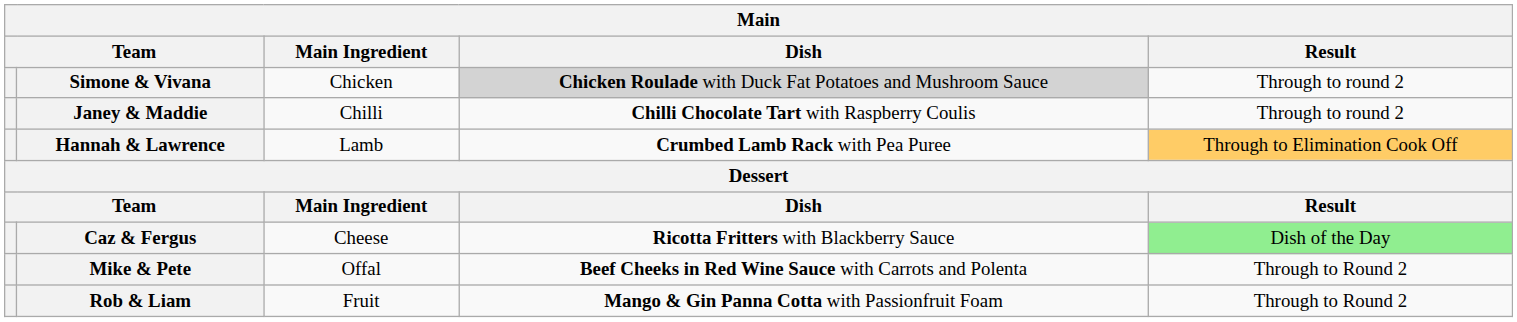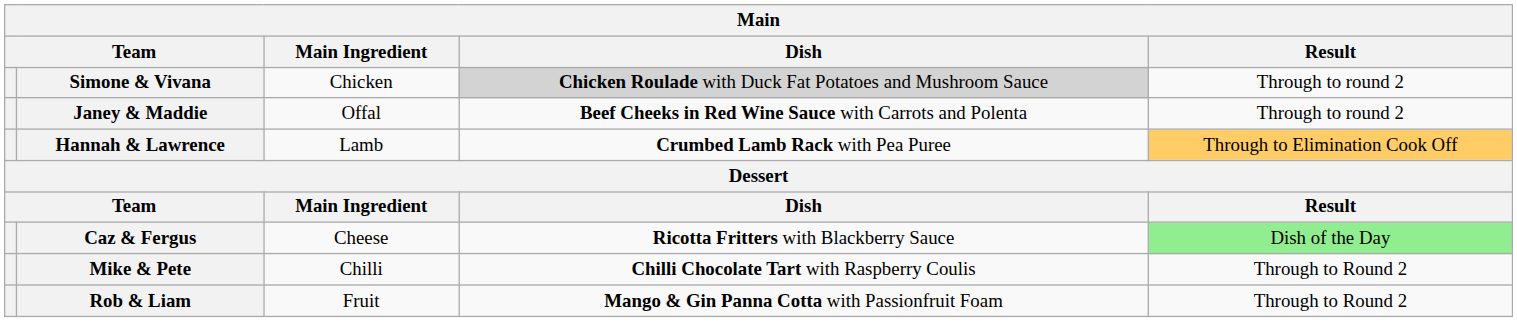(361, 113) Chilli -> (361, 113) Offal
(804, 113) Chilli Chocolate Tart with Raspberry Coulis -> (804, 113) Beef Cheeks in Red Wine Sauce with Carrots and Polenta
(361, 269) Offal -> (361, 269) Chilli
(804, 269) Beef Cheeks in Red Wine Sauce with Carrots and Polenta -> (804, 269) Chilli Chocolate Tart with Raspberry Coulis
